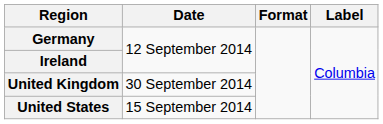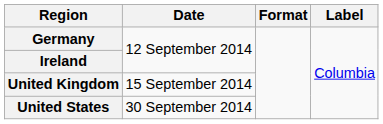(189, 84) 30 September 2014 -> (189, 84) 15 September 2014
(189, 107) 15 September 2014 -> (189, 107) 30 September 2014
